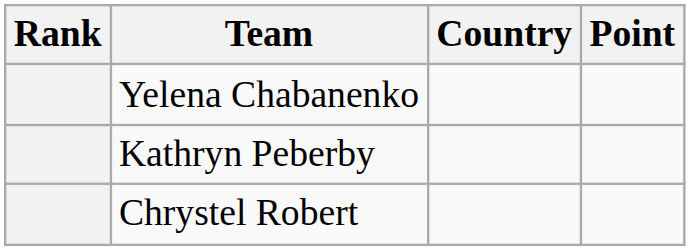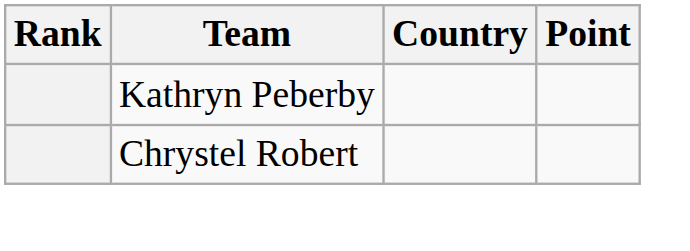- row: (269, 93)
